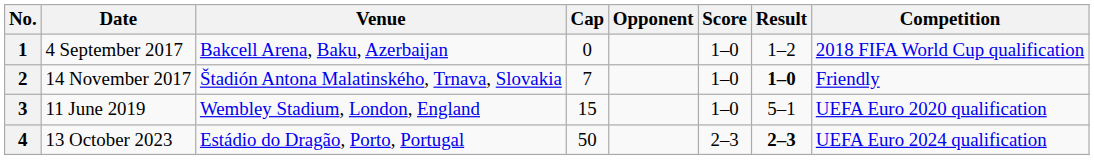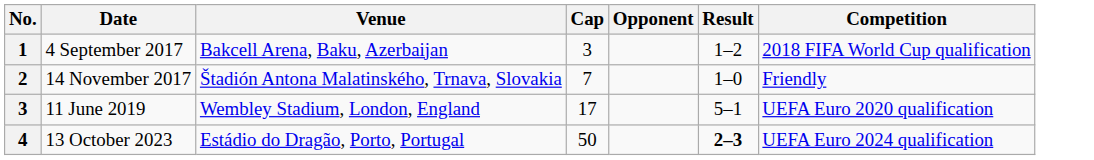- column: (725, 19)
(587, 49) 0 -> (587, 49) 3
(781, 79) bold -> (728, 79) normal
(587, 109) 15 -> (587, 109) 17
